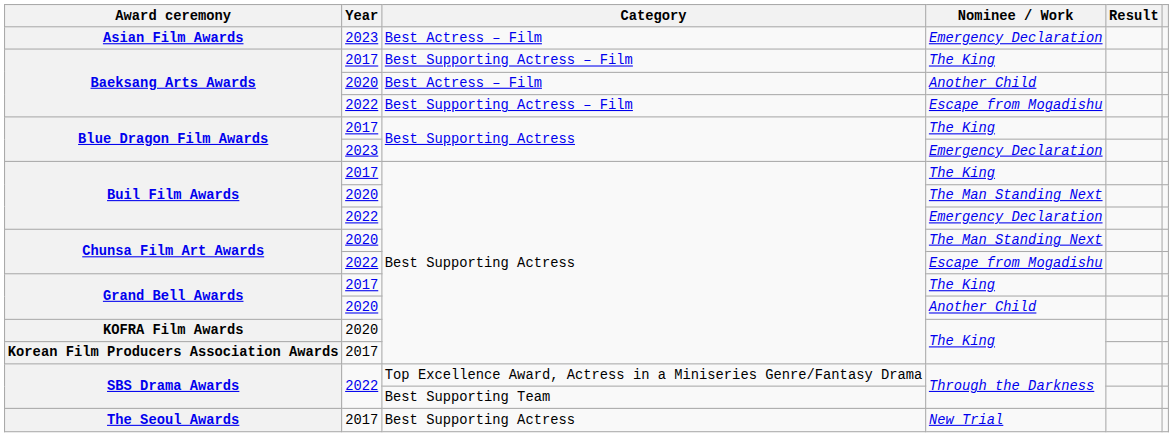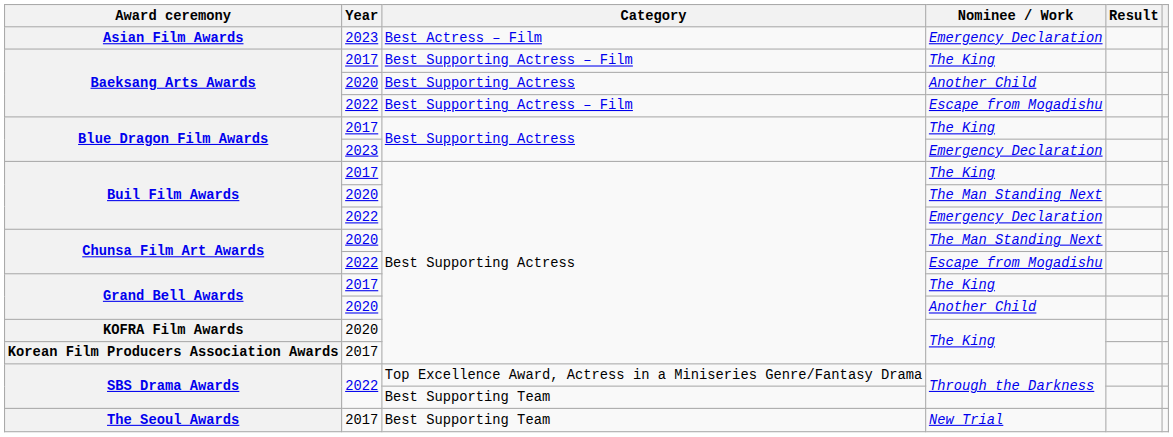(463, 83) Best Actress – Film -> (480, 83) Best Supporting Actress
(480, 420) Best Supporting Actress -> (468, 420) Best Supporting Team
